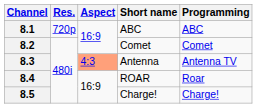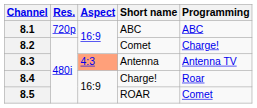(197, 45) Comet -> (200, 45) Charge!
(135, 78) ROAR -> (138, 78) Charge!
(138, 95) Charge! -> (135, 95) ROAR
(200, 95) Charge! -> (197, 95) Comet
